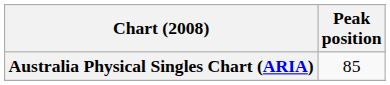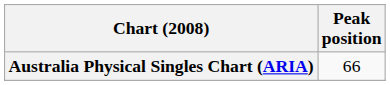(352, 66) 85 -> (352, 66) 66
